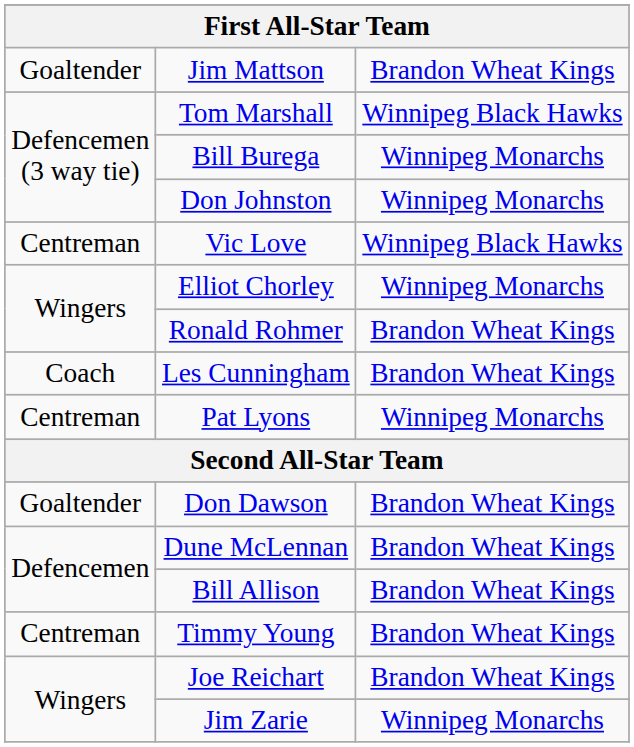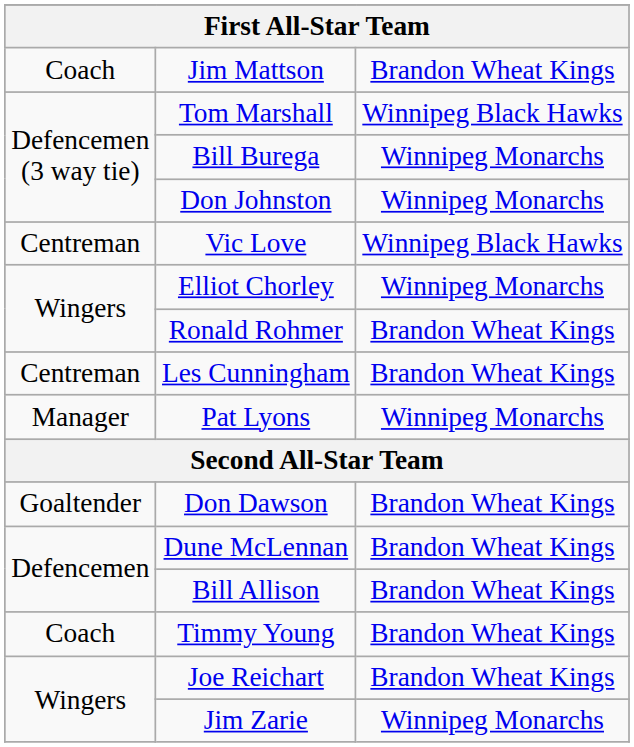(80, 69) Goaltender -> (80, 69) Coach
(80, 373) Coach -> (80, 373) Centreman
(80, 416) Centreman -> (80, 416) Manager
(80, 633) Centreman -> (80, 633) Coach
